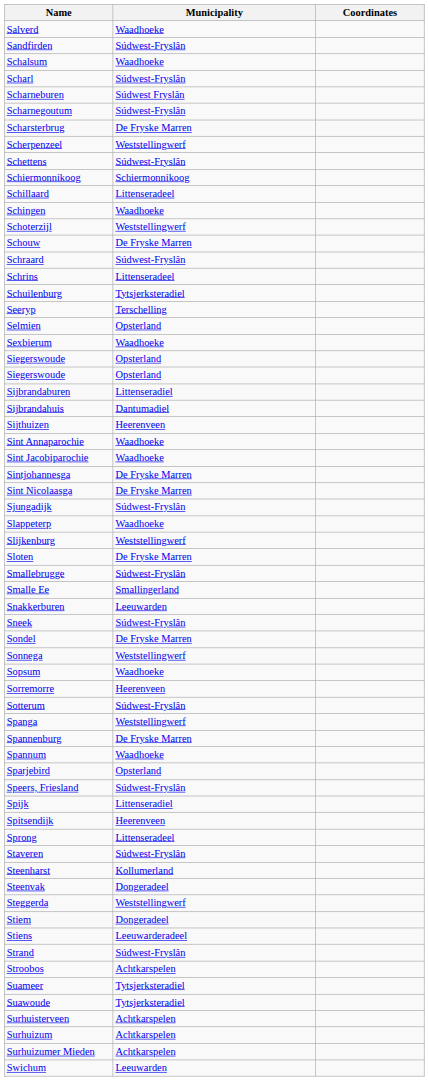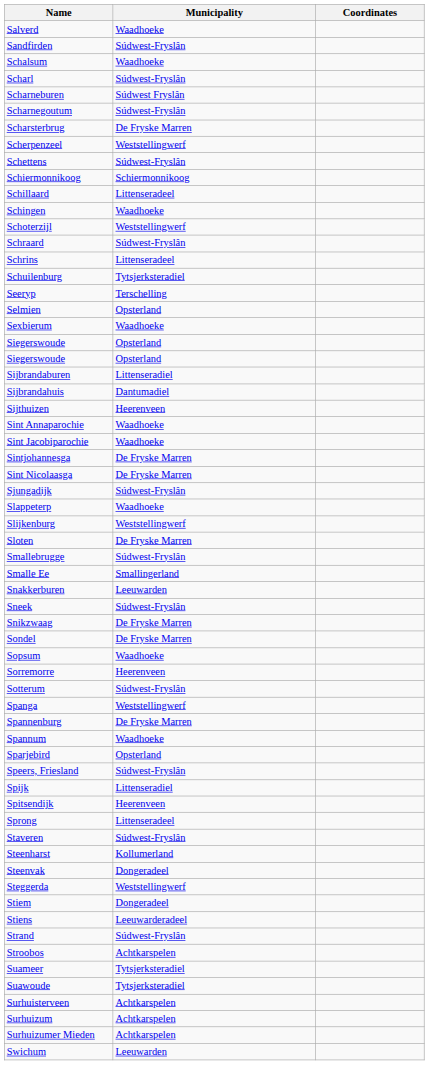- row: (23, 243)
+ row: (30, 623)
- row: (25, 656)
